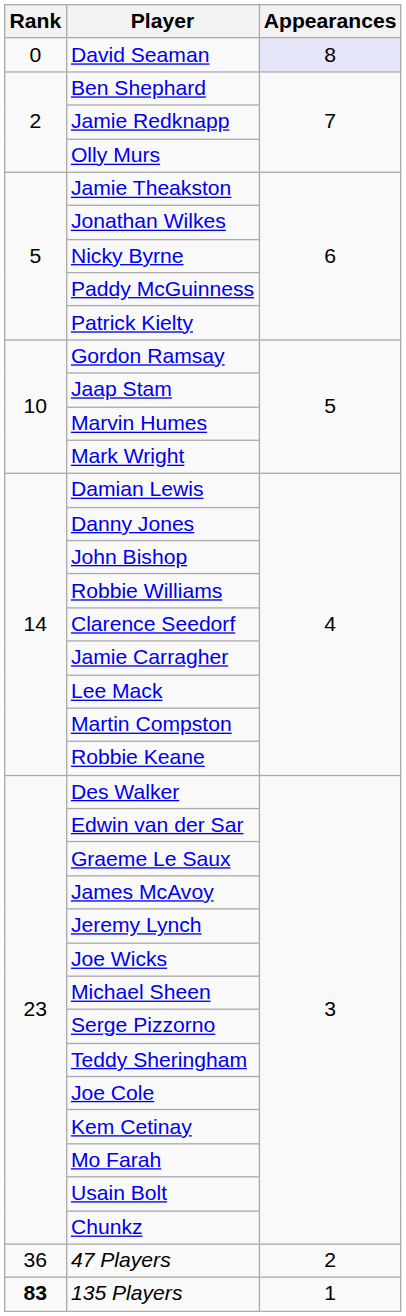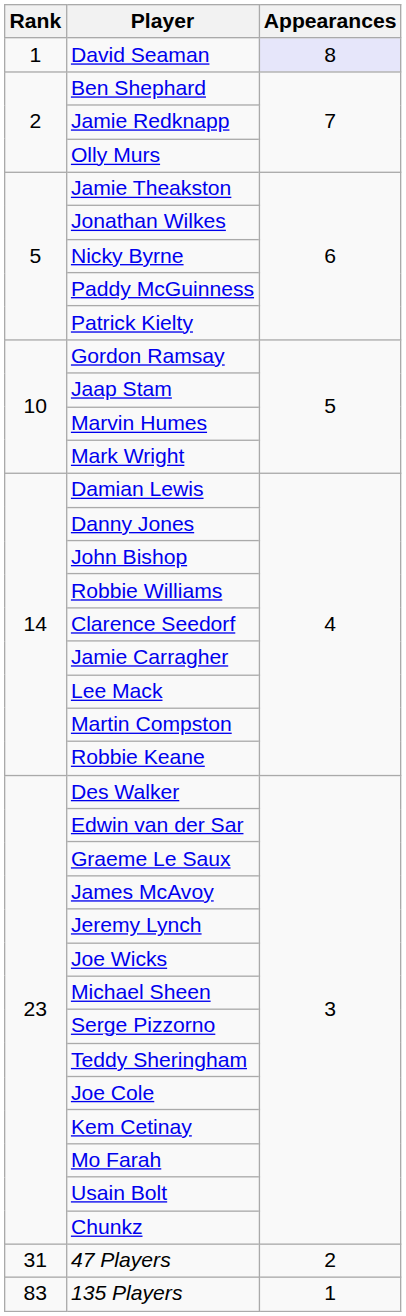(35, 54) 0 -> (35, 54) 1
(35, 1260) 36 -> (35, 1260) 31
(35, 1294) bold -> (35, 1294) normal
